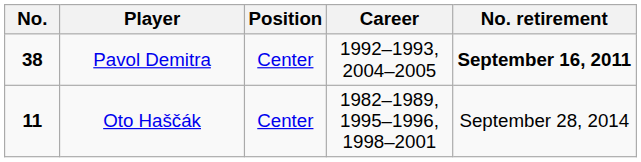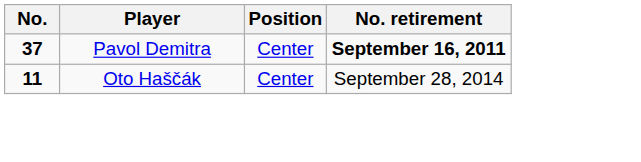- column: (389, 19)
(32, 59) 38 -> (32, 49) 37
